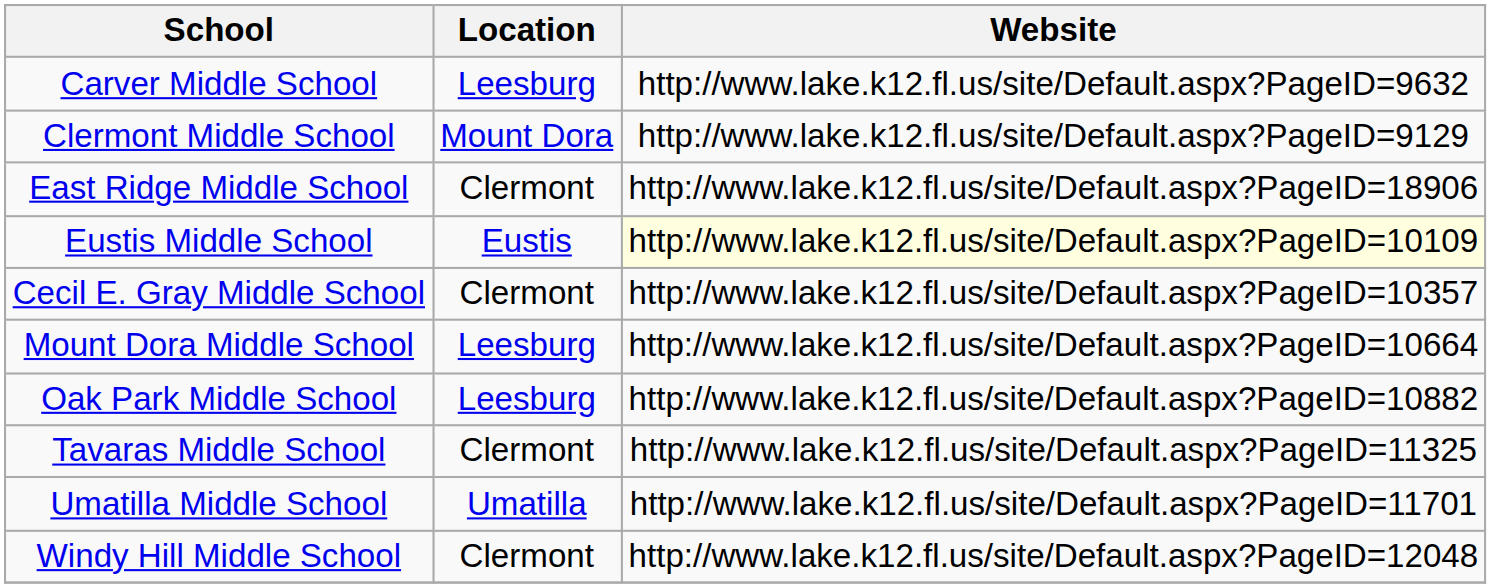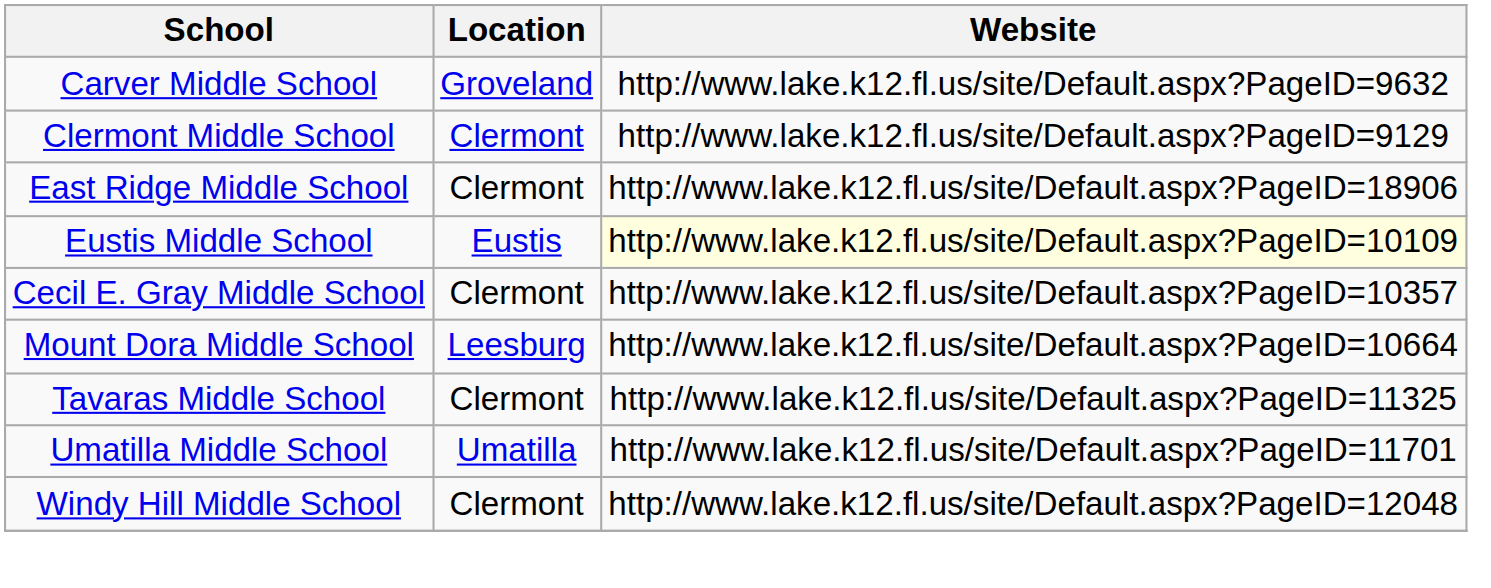(527, 83) Leesburg -> (517, 83) Groveland
(527, 135) Mount Dora -> (517, 135) Clermont
- row: (219, 398)
